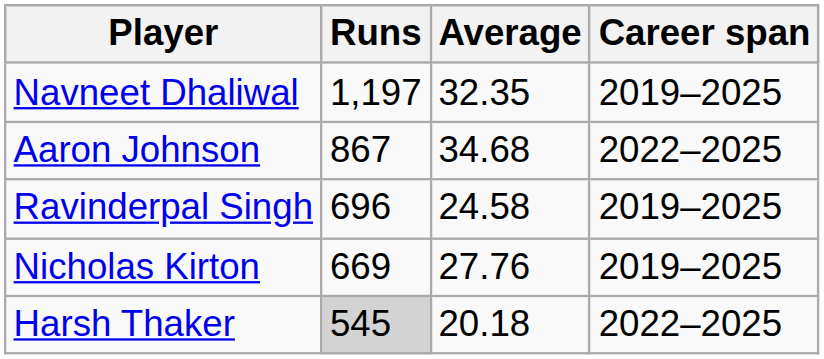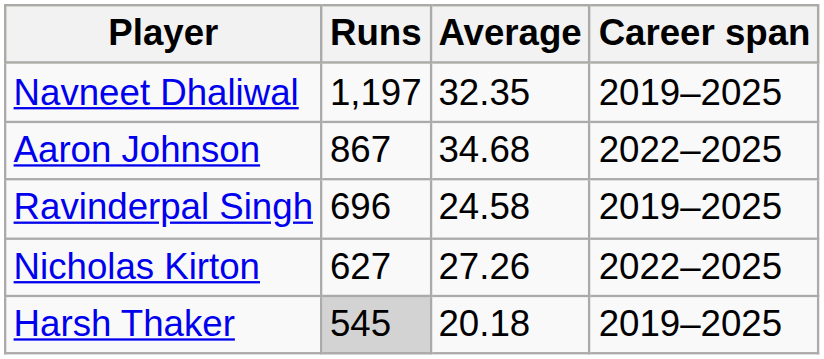(360, 265) 669 -> (360, 265) 627
(484, 265) 27.76 -> (484, 265) 27.26
(690, 265) 2019–2025 -> (690, 265) 2022–2025
(690, 324) 2022–2025 -> (690, 324) 2019–2025
